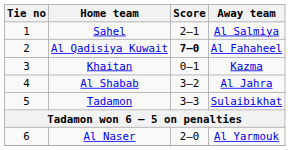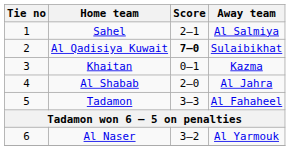(247, 48) Al Fahaheel -> (247, 48) Sulaibikhat
(189, 84) 3–2 -> (189, 84) 2–0
(247, 101) Sulaibikhat -> (247, 101) Al Fahaheel
(189, 136) 2–0 -> (189, 136) 3–2
